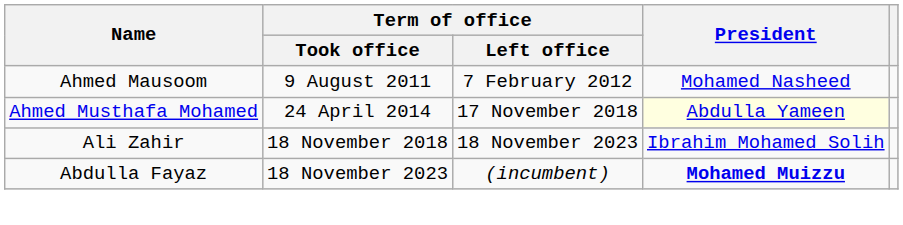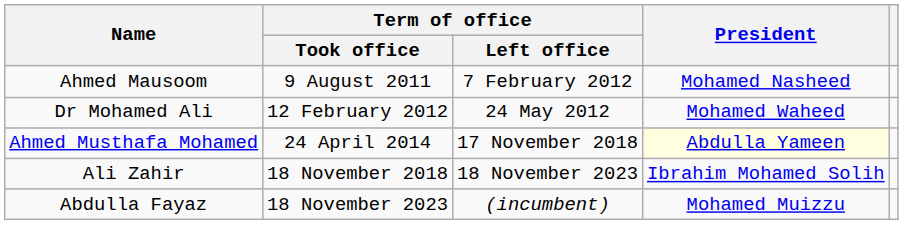+ row: (134, 112)
(766, 174) bold -> (766, 204) normal
